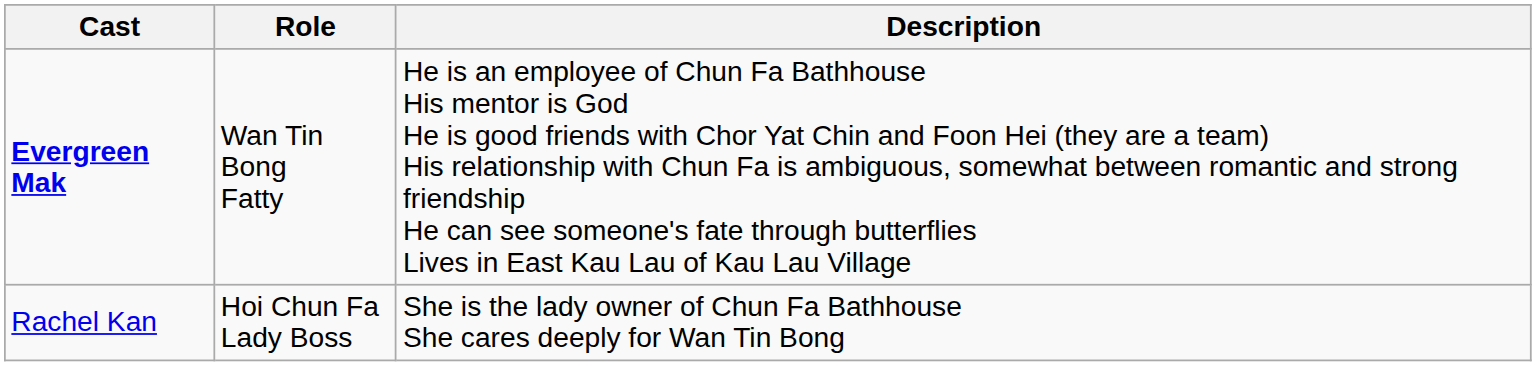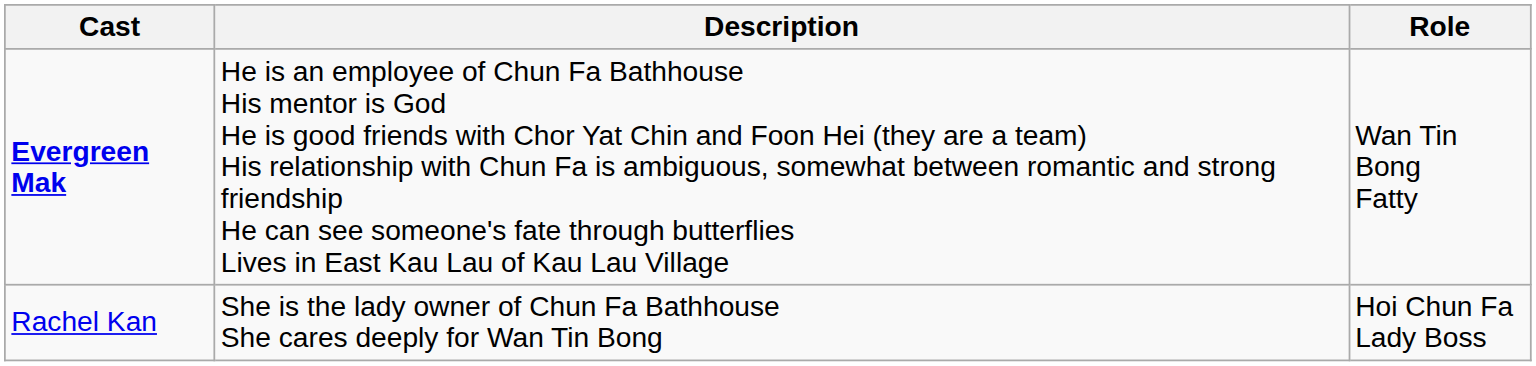columns swapped: (305, 26) <-> (964, 26)
